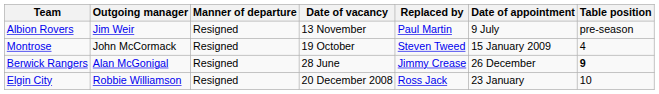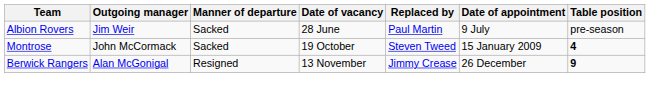(216, 30) Resigned -> (211, 30) Sacked
(334, 30) 13 November -> (321, 30) 28 June
(216, 47) Resigned -> (211, 47) Sacked
(583, 47) normal -> (573, 47) bold
(321, 64) 28 June -> (334, 64) 13 November
- row: (29, 81)
